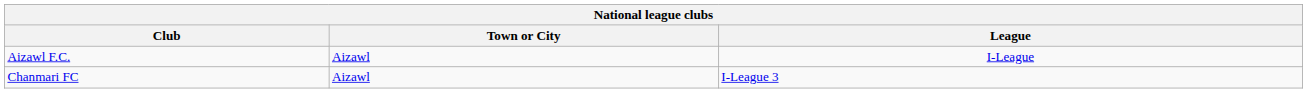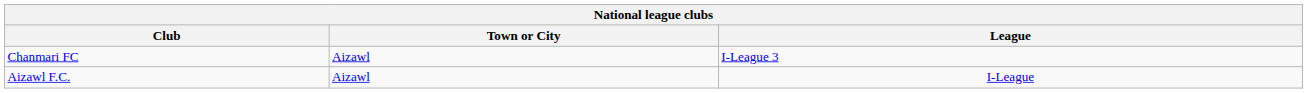rows swapped: (39, 56) <-> (43, 77)
